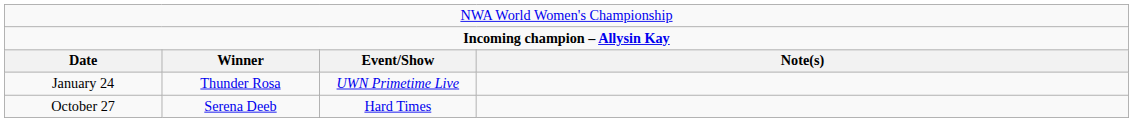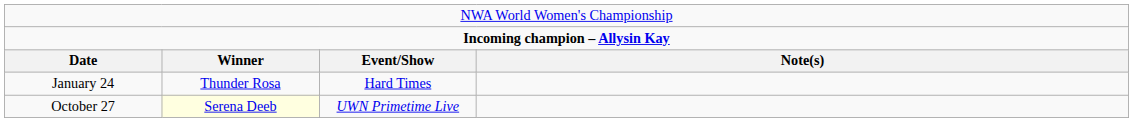(398, 83) UWN Primetime Live -> (398, 83) Hard Times
(240, 106) no background -> (240, 106) lightyellow background
(398, 106) Hard Times -> (398, 106) UWN Primetime Live
